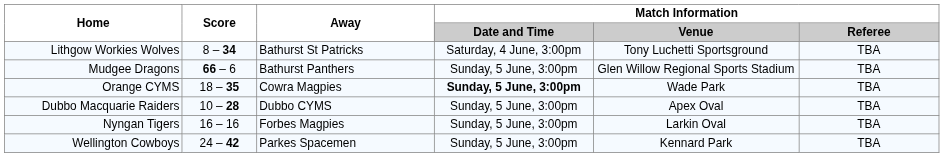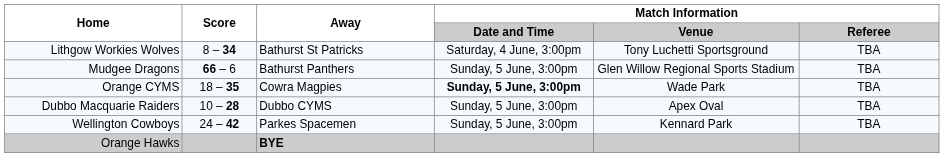- row: (141, 124)
+ row: (140, 143)
